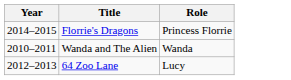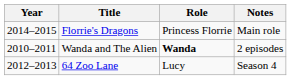+ column: (260, 13)
(177, 48) normal -> (179, 48) bold
